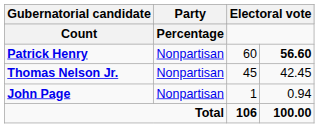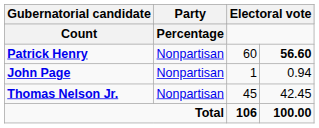rows swapped: (63, 73) <-> (39, 93)
